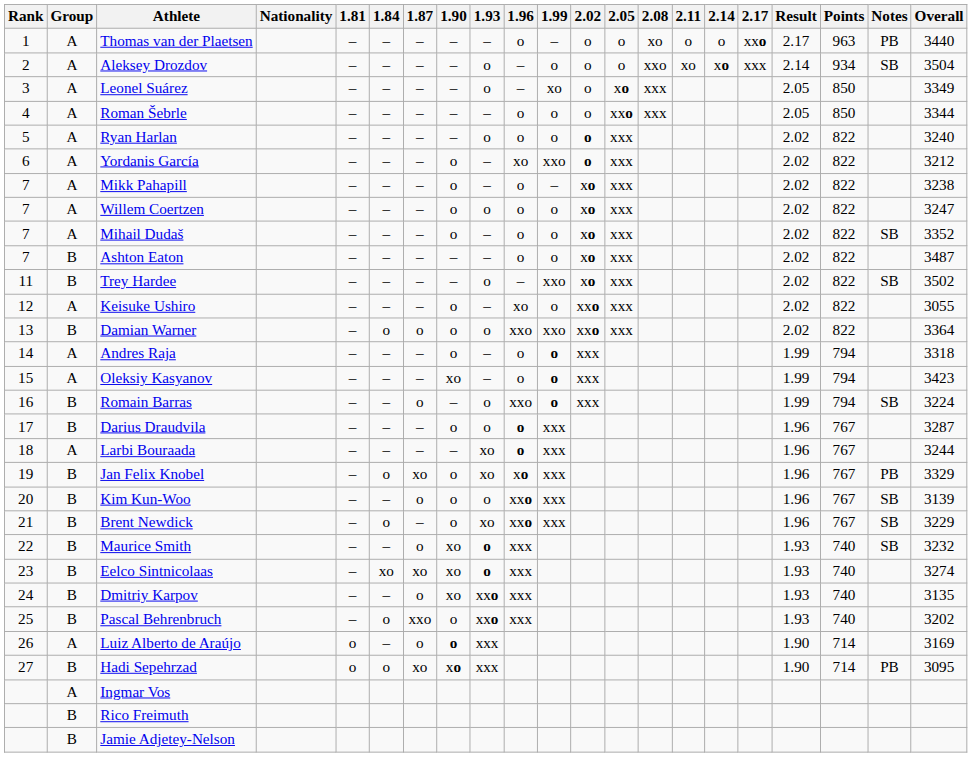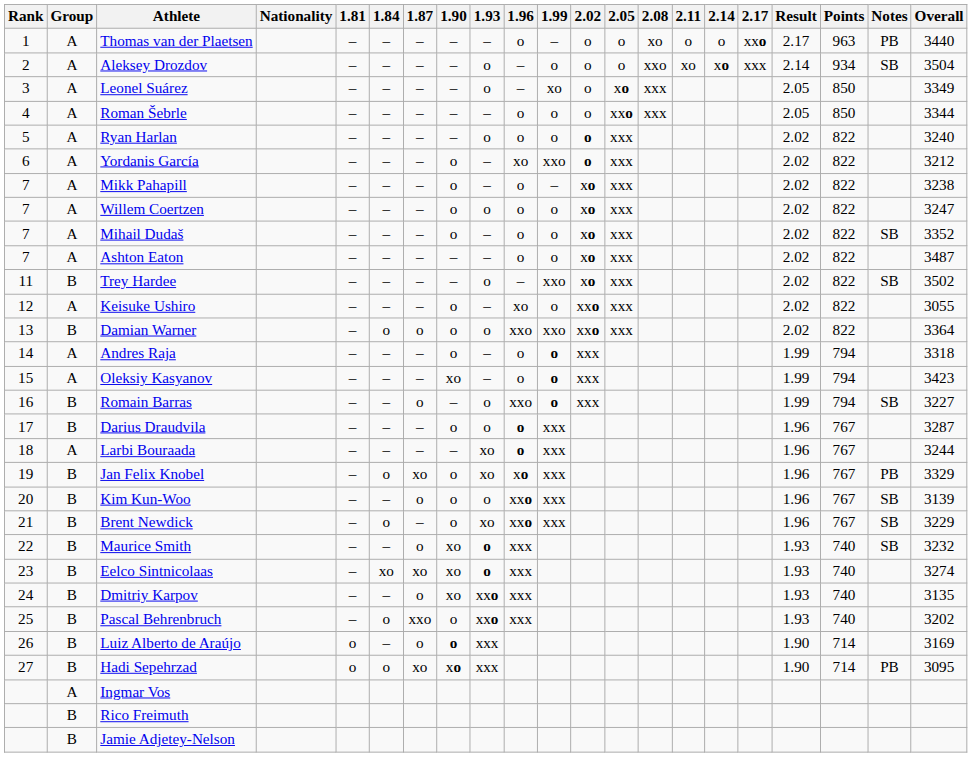(72, 257) B -> (72, 257) A
(939, 402) 3224 -> (939, 402) 3227
(72, 643) A -> (72, 643) B
